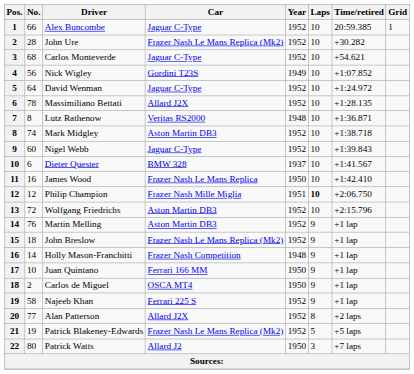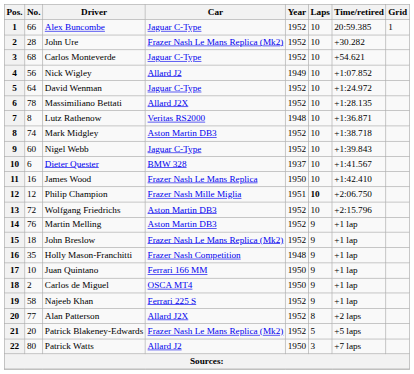(173, 73) Gordini T23S -> (165, 73) Allard J2
(32, 255) 14 -> (32, 255) 35
(32, 331) 19 -> (32, 331) 20
